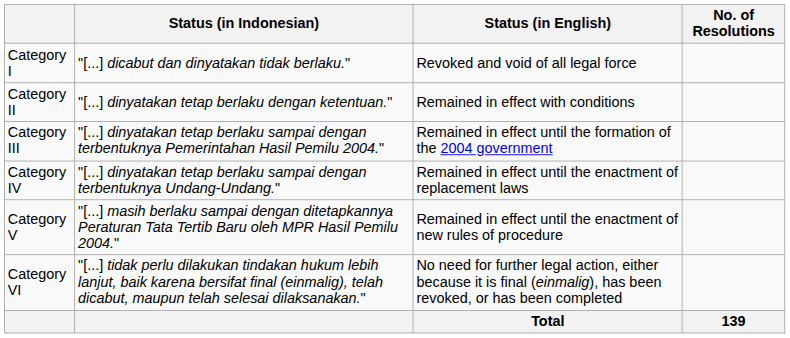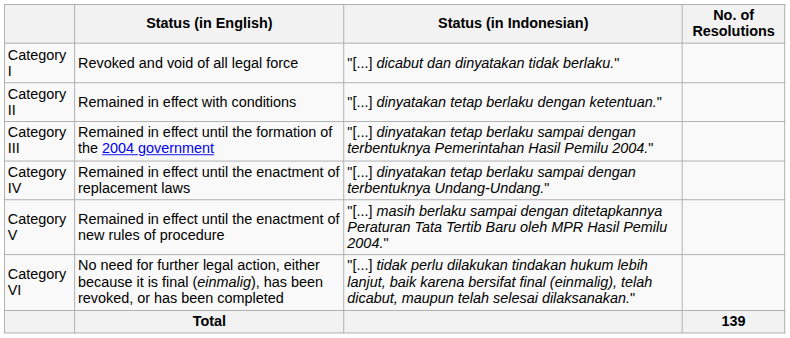columns swapped: (548, 24) <-> (244, 24)
